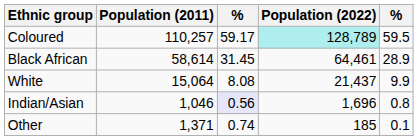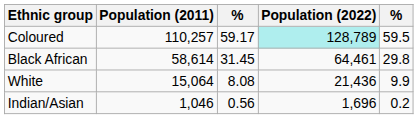(396, 59) 28.9 -> (396, 59) 29.8
(355, 81) 21,437 -> (355, 81) 21,436
(241, 103) lavender background -> (241, 103) no background
(400, 103) 0.8 -> (400, 103) 0.2
- row: (25, 125)
